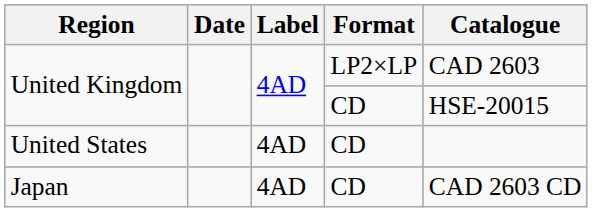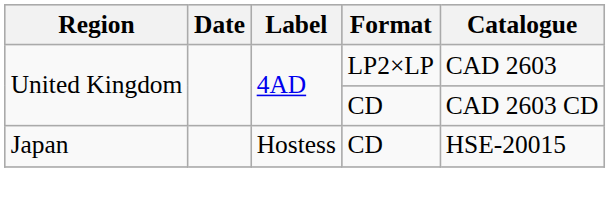(489, 105) HSE-20015 -> (522, 105) CAD 2603 CD
- row: (79, 145)
(281, 186) 4AD -> (296, 145) Hostess
(505, 186) CAD 2603 CD -> (506, 145) HSE-20015
